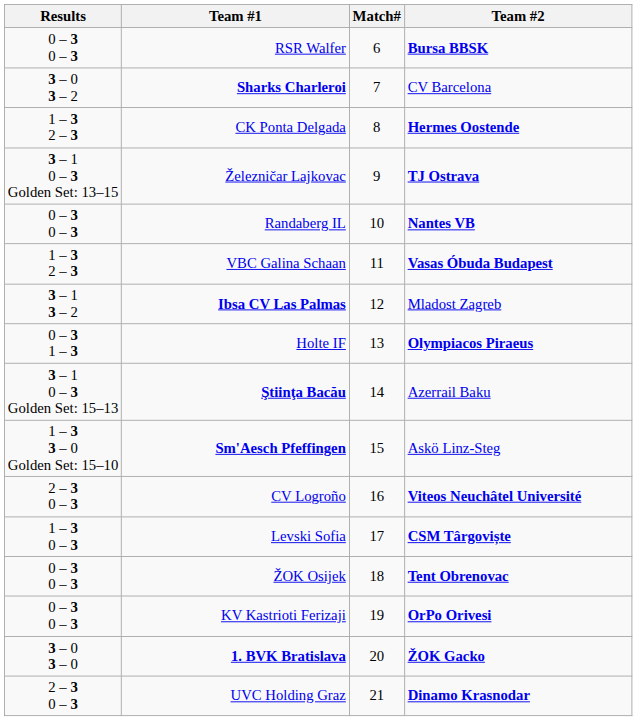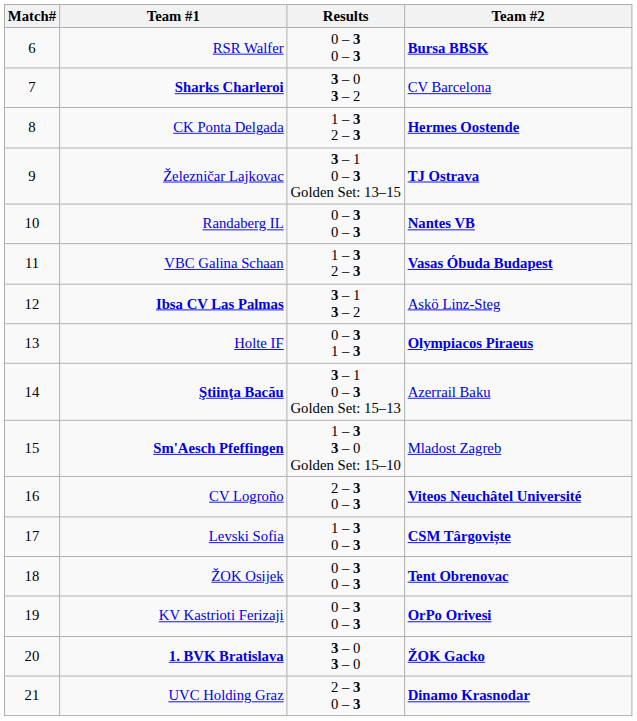columns swapped: (377, 16) <-> (63, 16)
(454, 303) Mladost Zagreb -> (454, 303) Askö Linz-Steg
(454, 448) Askö Linz-Steg -> (454, 448) Mladost Zagreb
